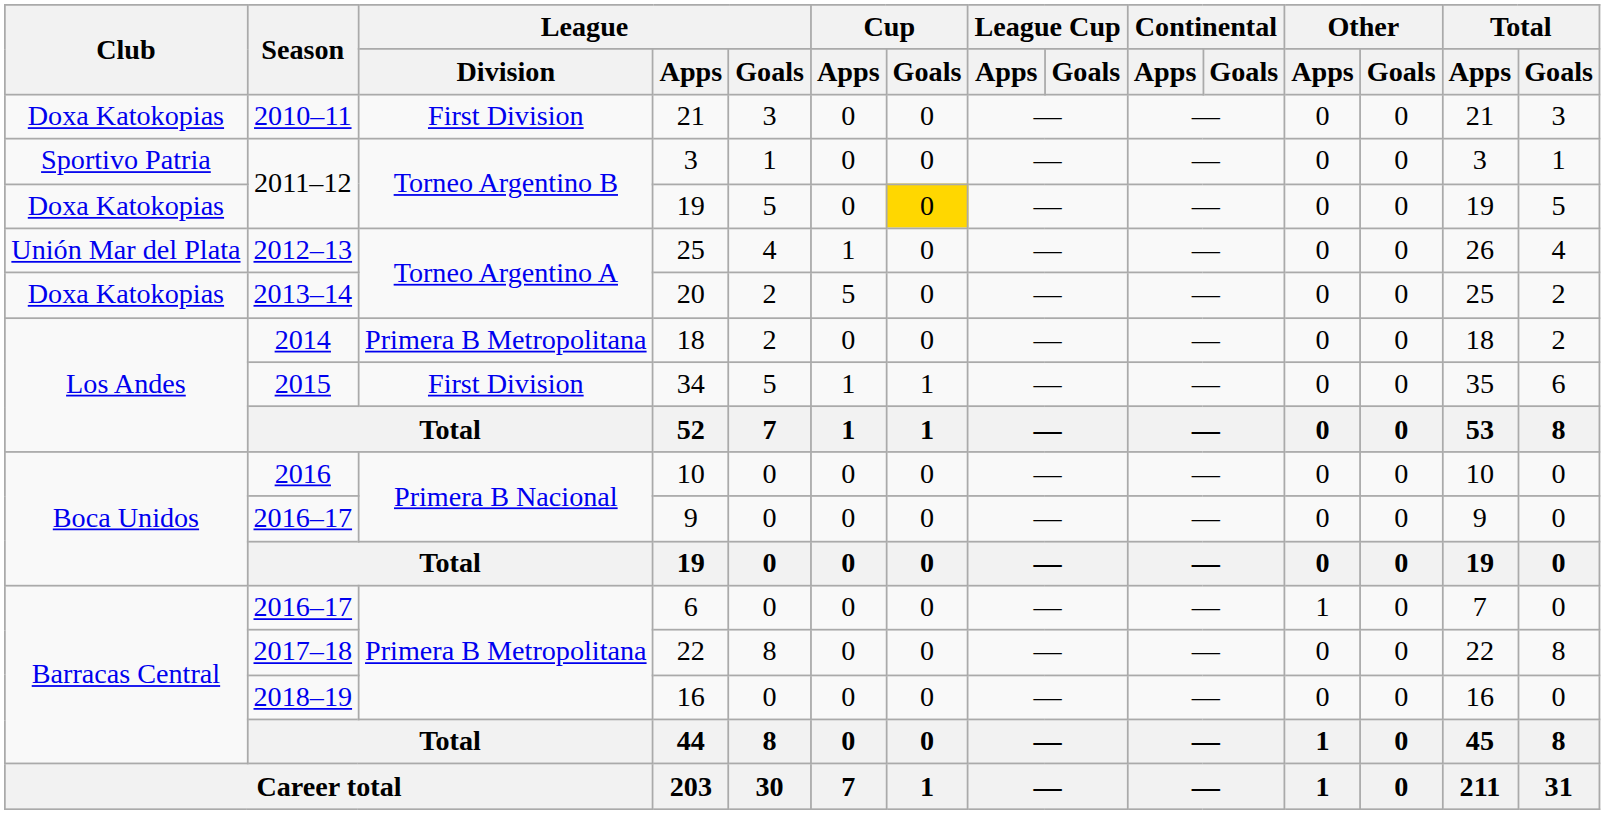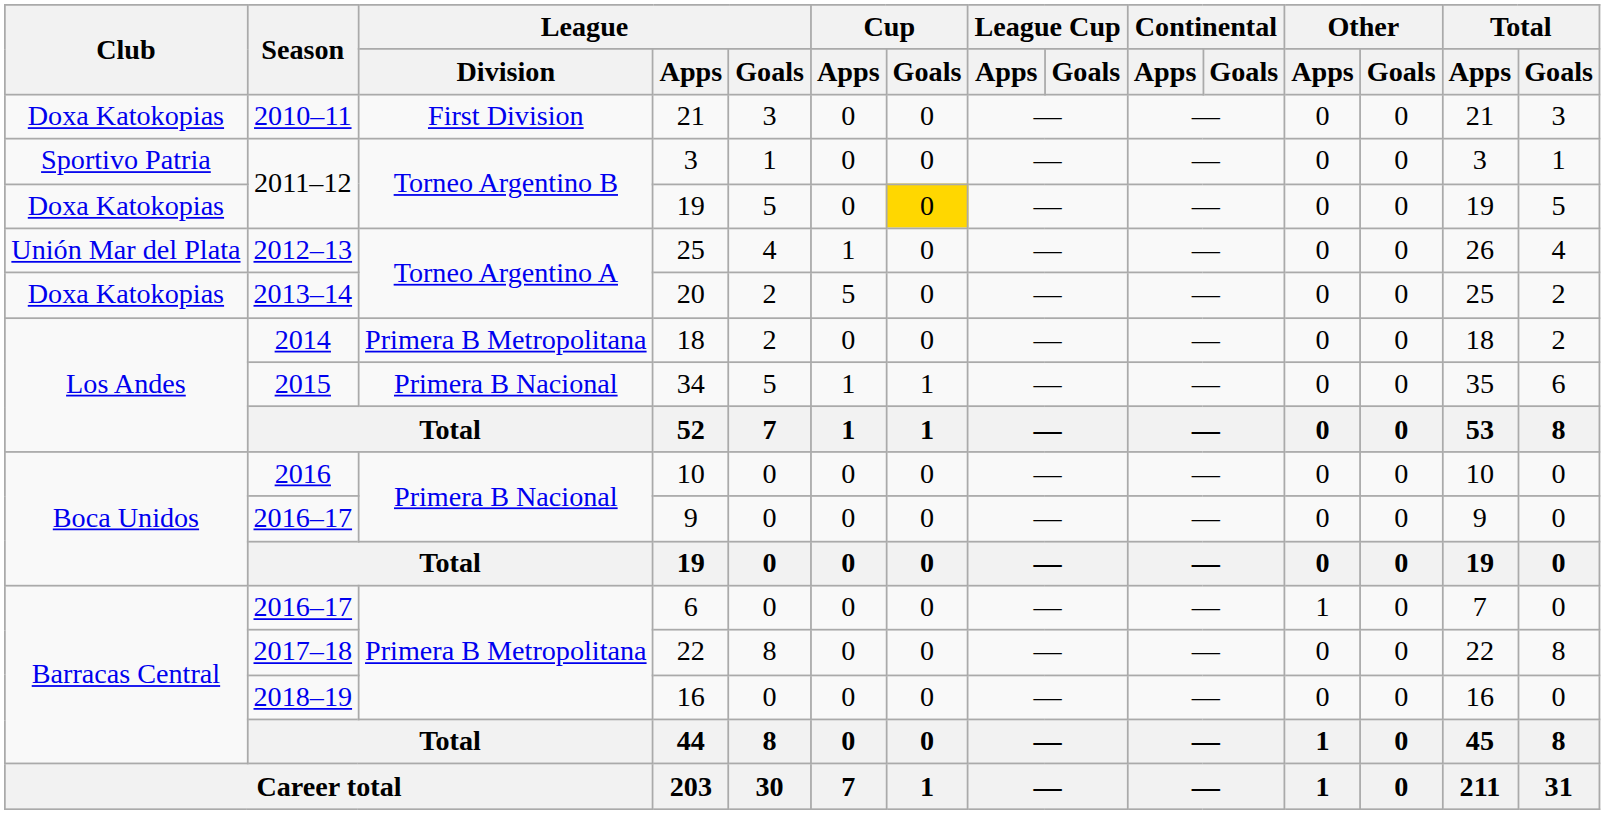(506, 384) First Division -> (506, 384) Primera B Nacional
